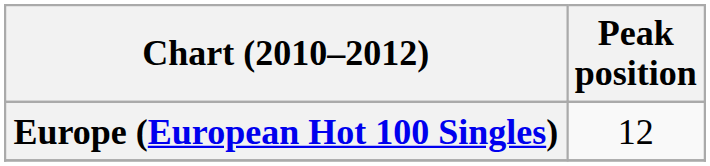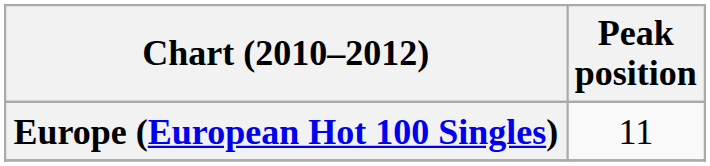(636, 130) 12 -> (636, 130) 11
